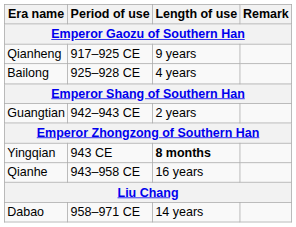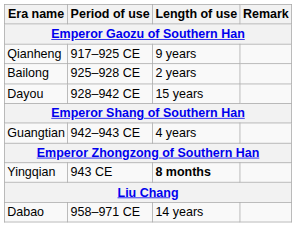(176, 73) 4 years -> (176, 73) 2 years
+ row: (25, 93)
(176, 113) 2 years -> (176, 133) 4 years
- row: (27, 172)
